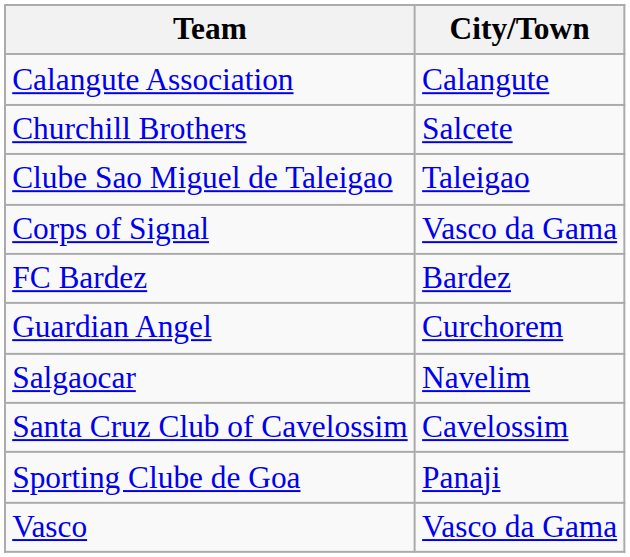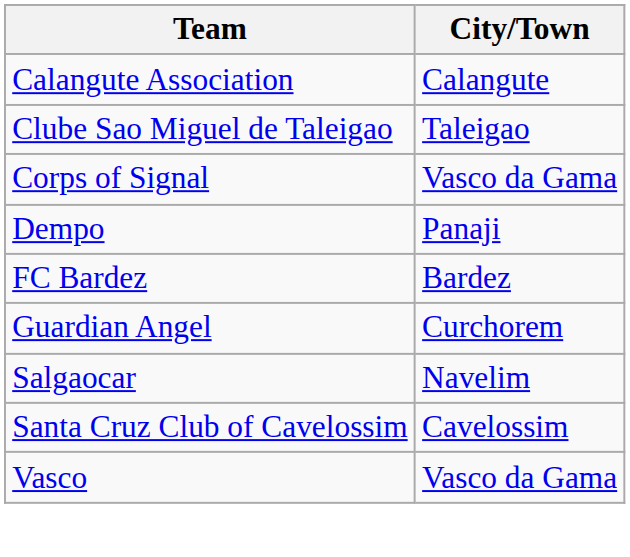- row: (129, 128)
+ row: (58, 228)
- row: (156, 476)
